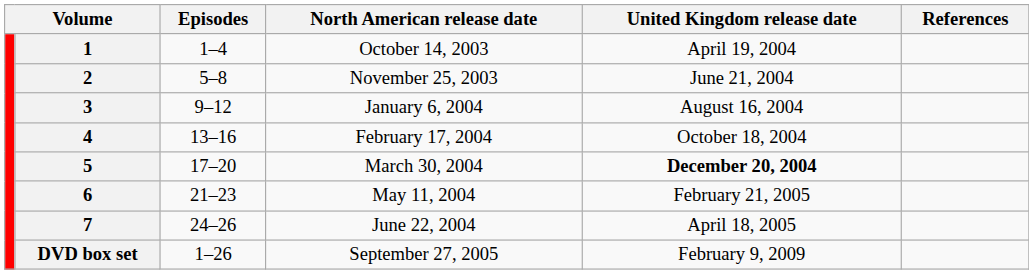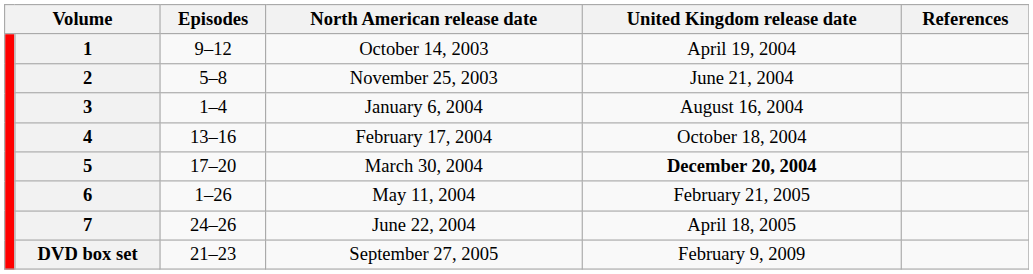(213, 48) 1–4 -> (213, 48) 9–12
(213, 107) 9–12 -> (213, 107) 1–4
(213, 195) 21–23 -> (213, 195) 1–26
(213, 254) 1–26 -> (213, 254) 21–23
